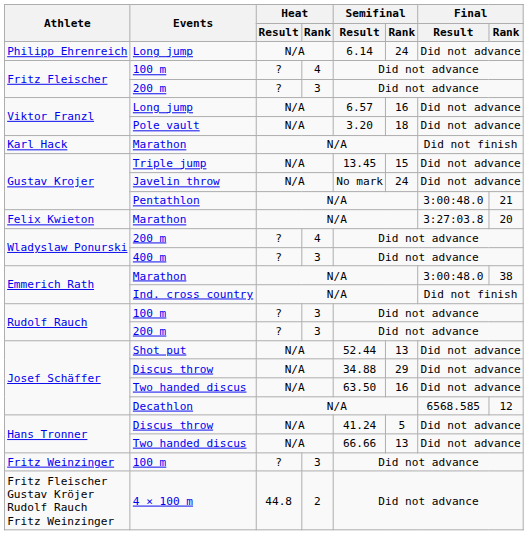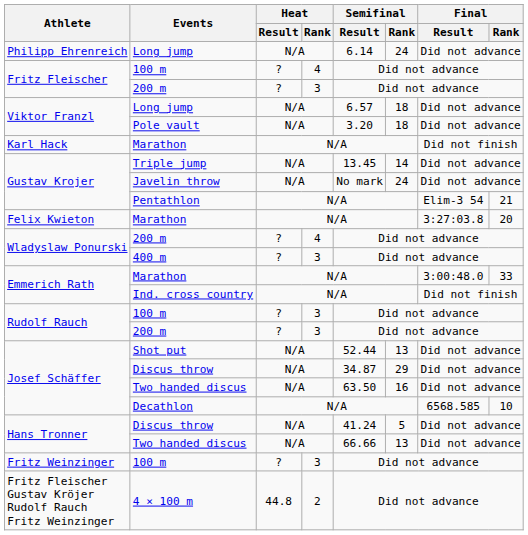(402, 107) 16 -> (402, 107) 18
(402, 163) 15 -> (402, 163) 14
(453, 200) 3:00:48.0 -> (453, 200) Elim-3 54
(506, 275) 38 -> (506, 275) 33
(360, 368) 34.88 -> (360, 368) 34.87
(506, 406) 12 -> (506, 406) 10
